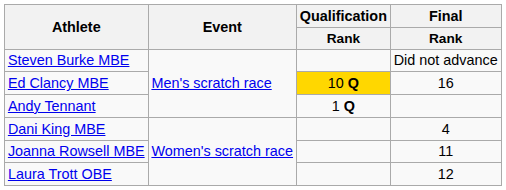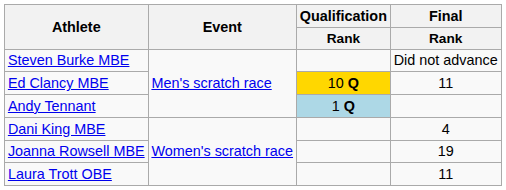(446, 83) 16 -> (446, 83) 11
(343, 106) no background -> (343, 106) lightblue background
(446, 151) 11 -> (446, 151) 19
(446, 174) 12 -> (446, 174) 11
